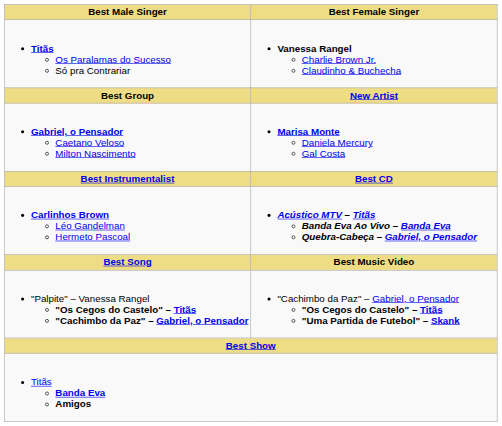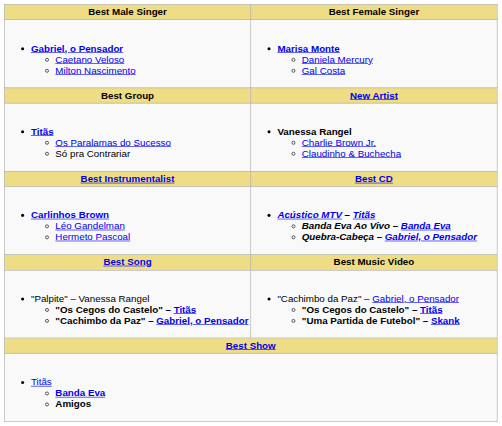rows swapped: (128, 143) <-> (128, 59)
